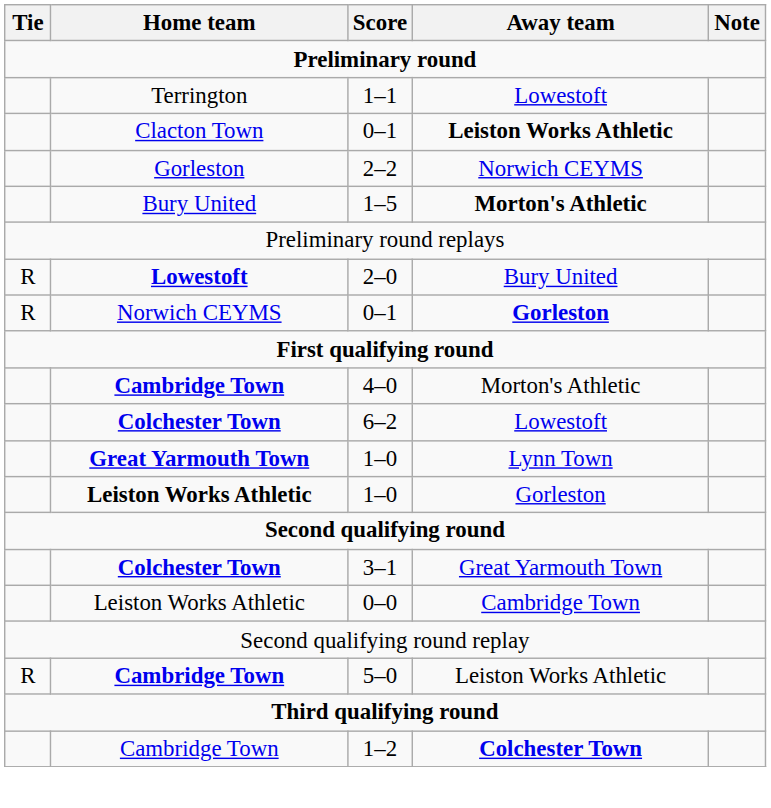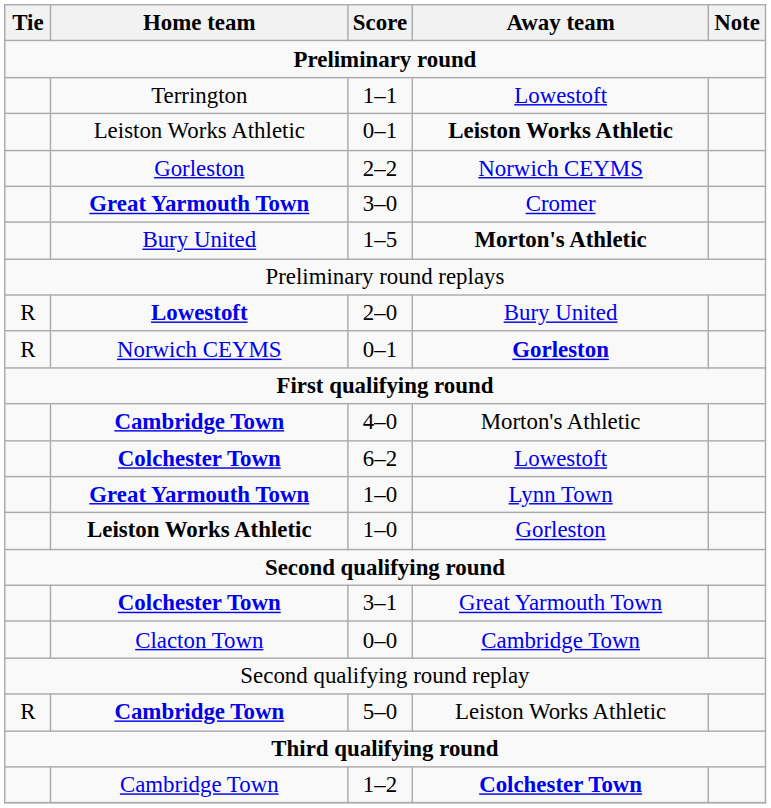(199, 131) Clacton Town -> (199, 131) Leiston Works Athletic
+ row: (380, 204)
(199, 603) Leiston Works Athletic -> (199, 639) Clacton Town
